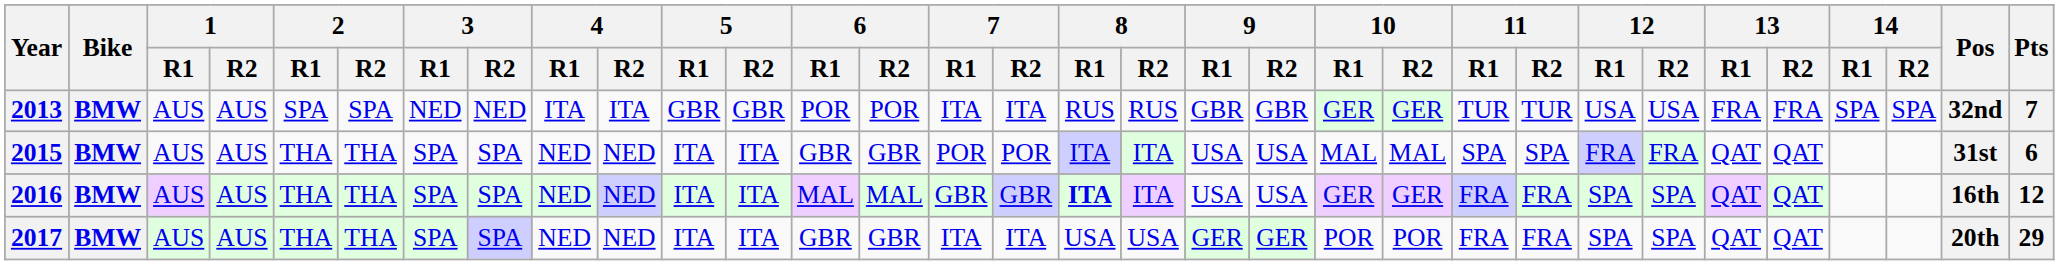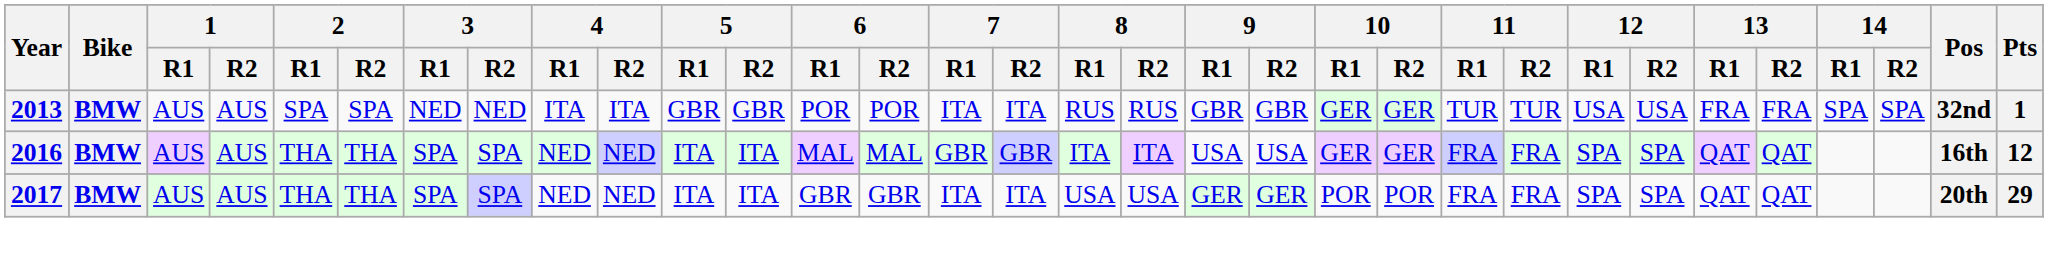(2031, 110) 7 -> (2020, 110) 1
- row: (37, 152)
(1090, 195) bold -> (1090, 152) normal
